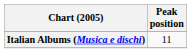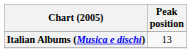(167, 39) 11 -> (167, 39) 13
